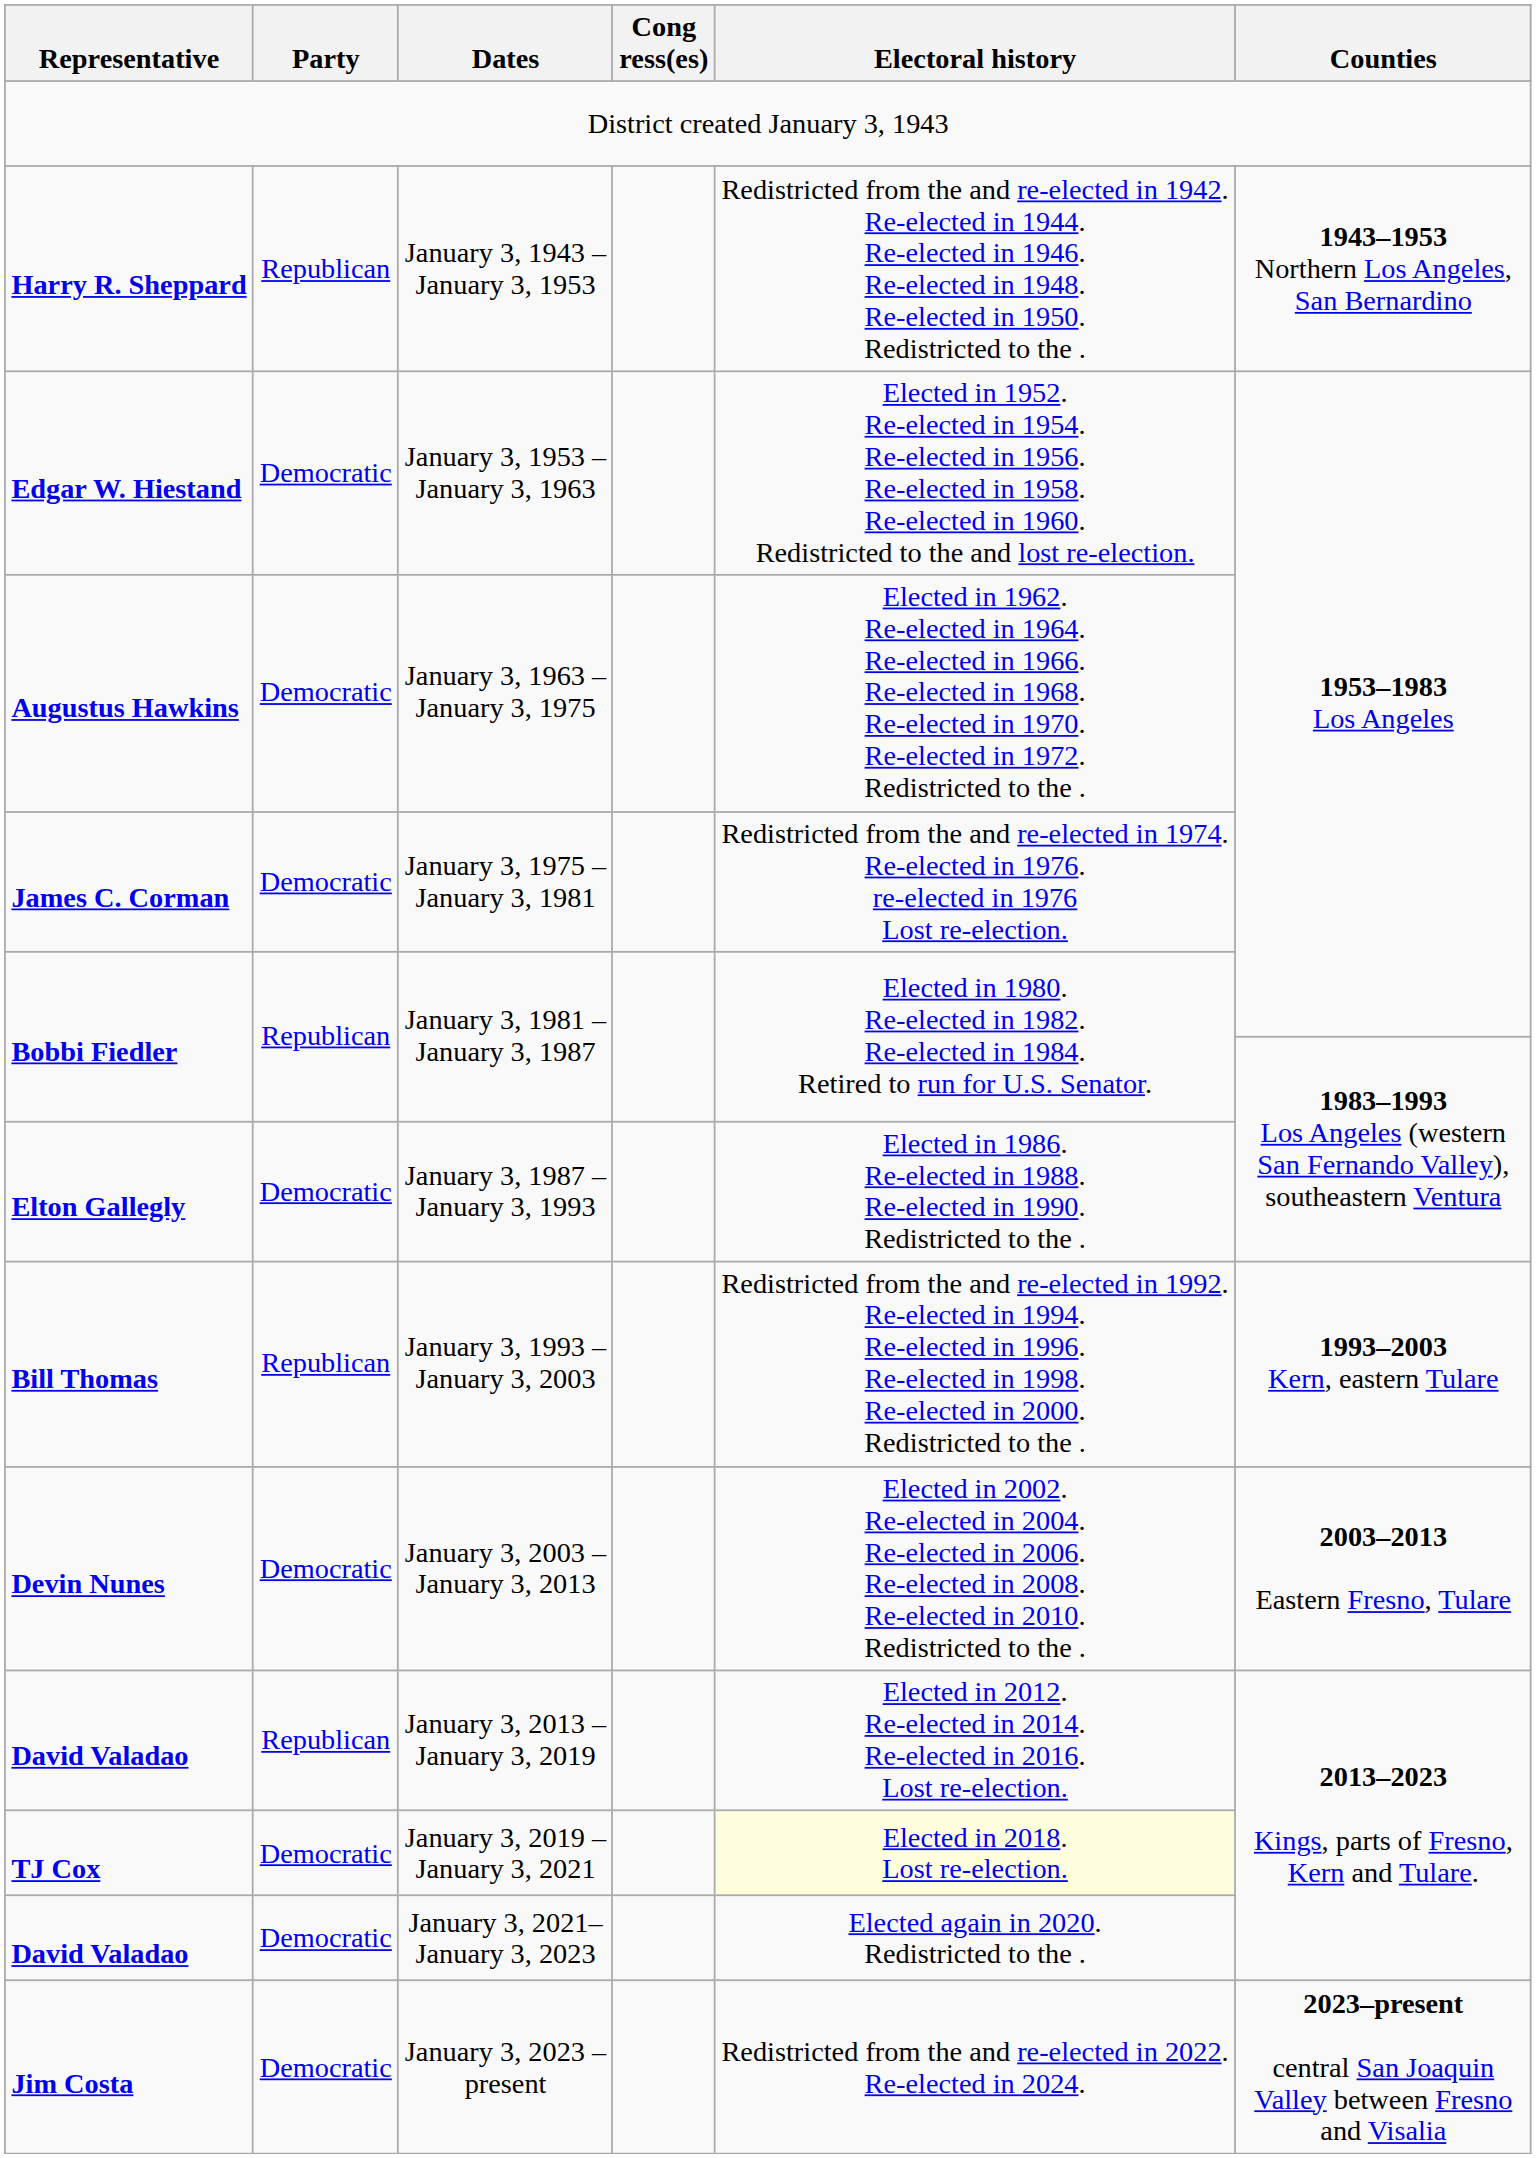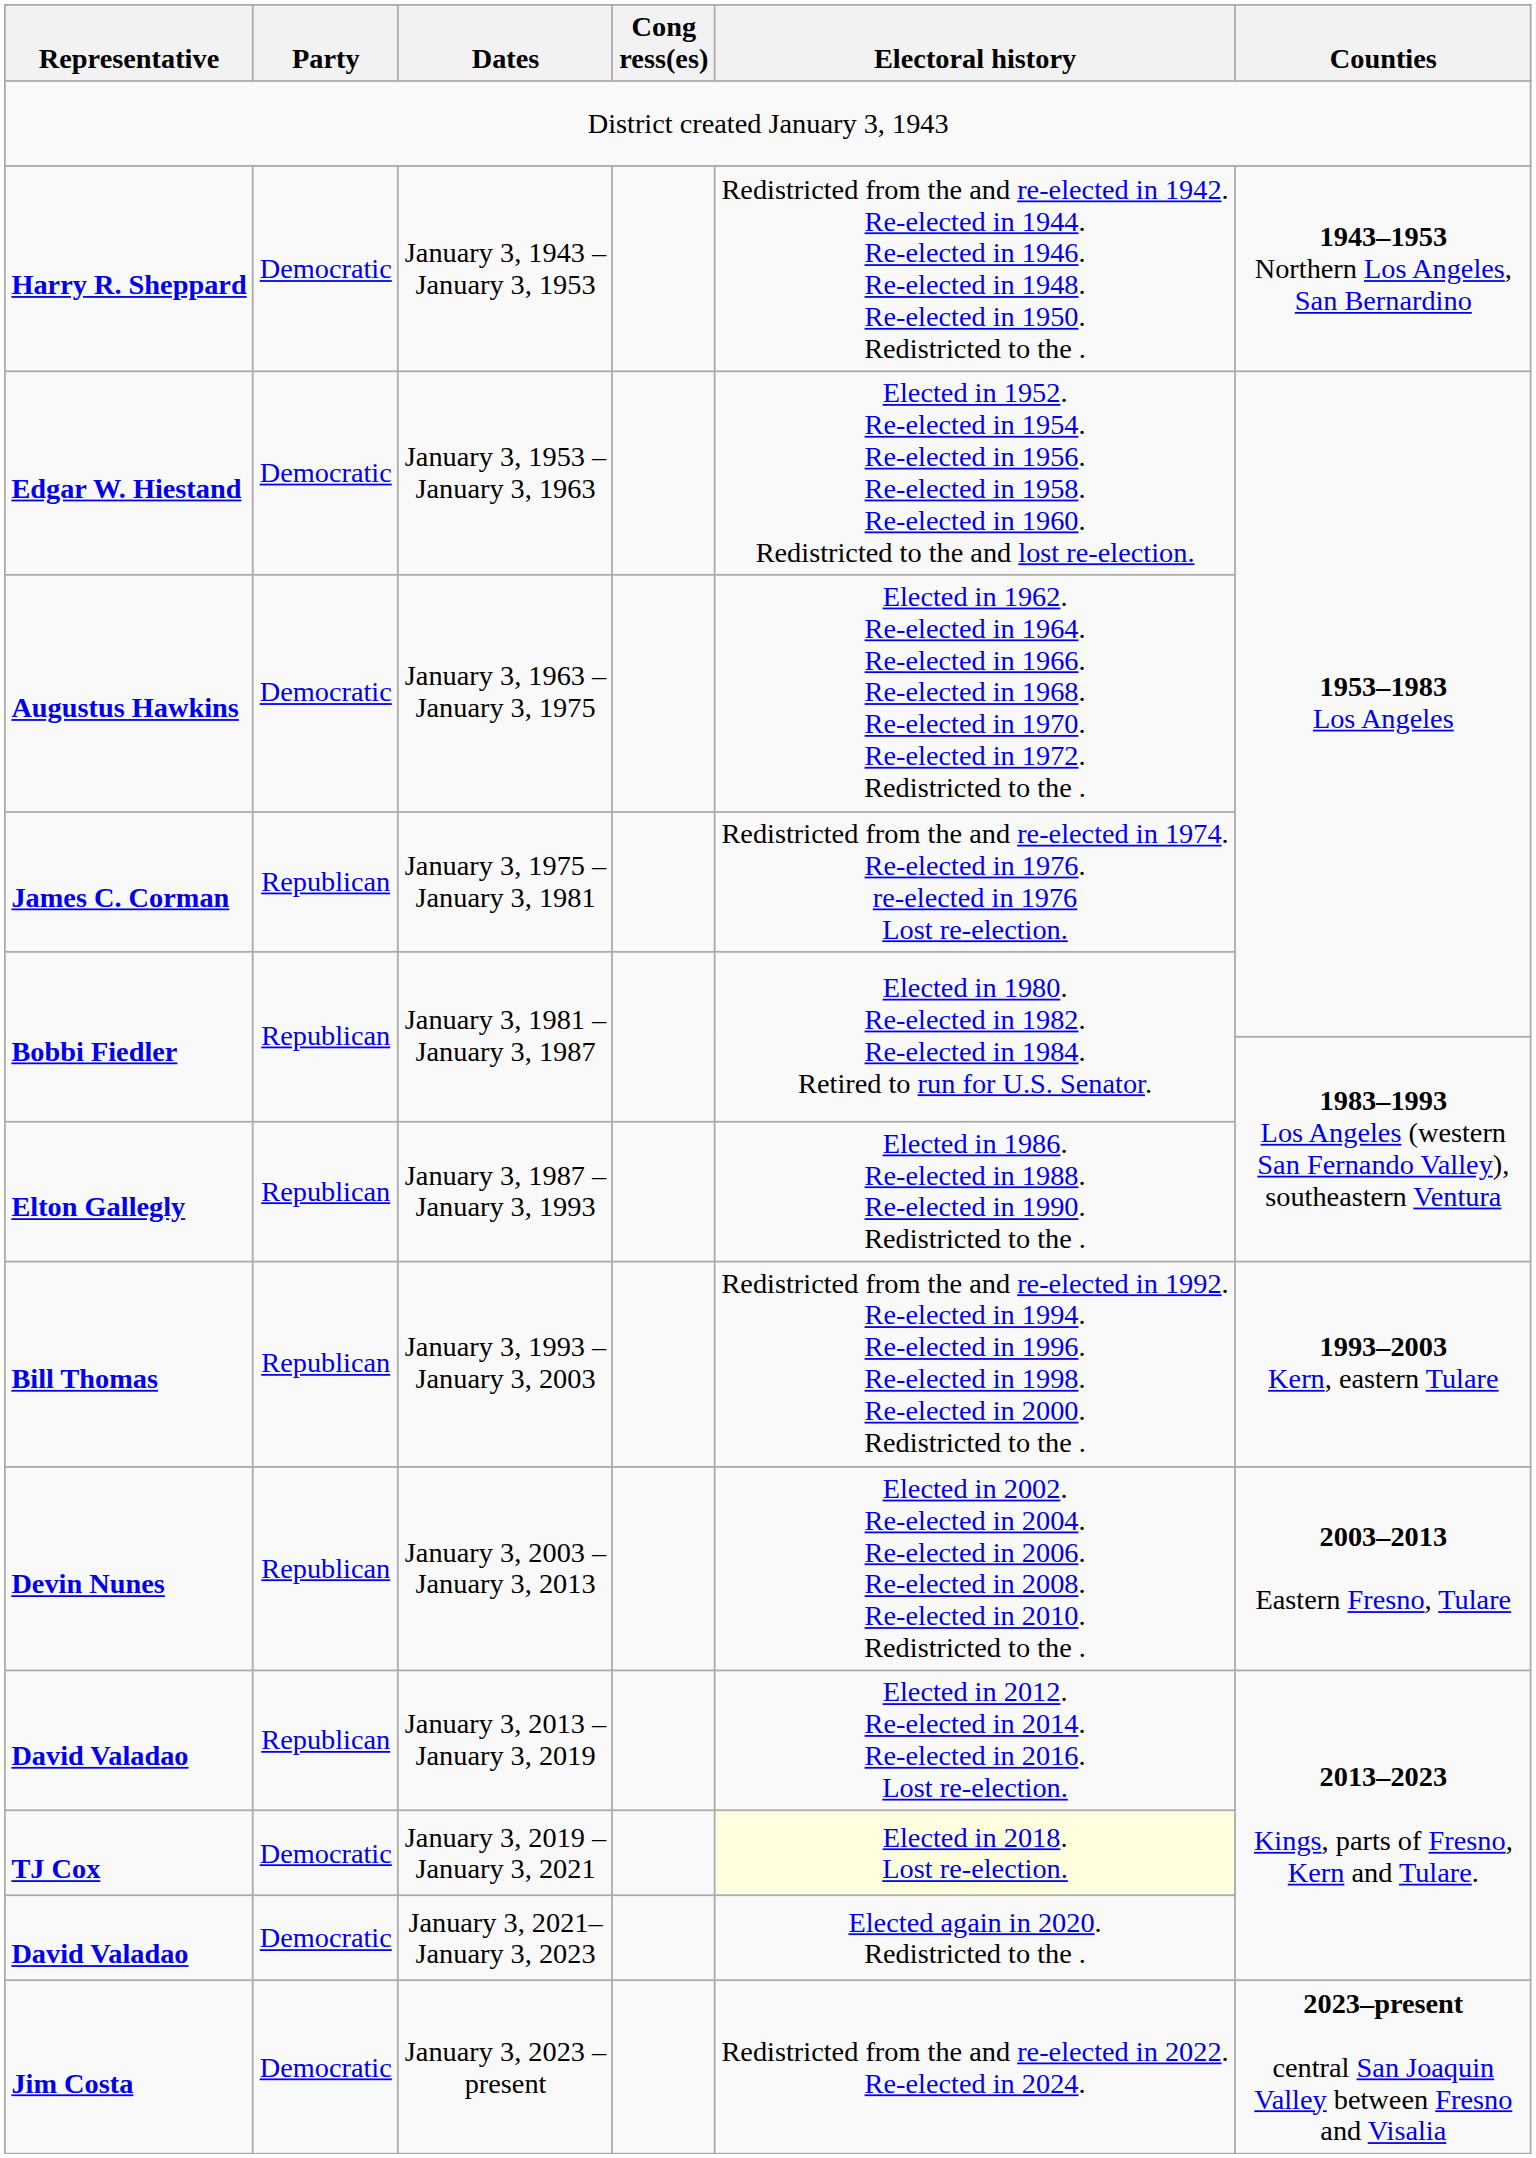(326, 268) Republican -> (326, 268) Democratic
(326, 880) Democratic -> (326, 880) Republican
(326, 1191) Democratic -> (326, 1191) Republican
(326, 1567) Democratic -> (326, 1567) Republican
